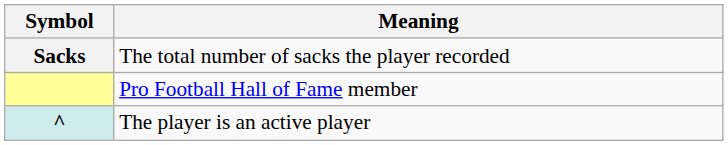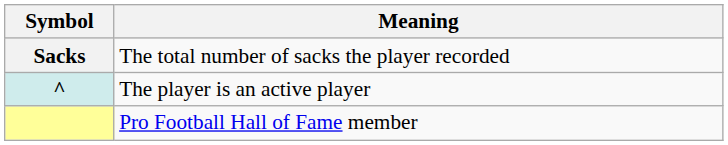rows swapped: (268, 88) <-> (245, 122)
